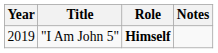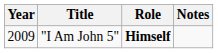(21, 36) 2019 -> (21, 36) 2009
